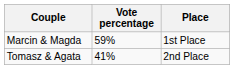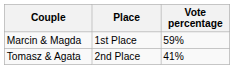columns swapped: (127, 18) <-> (195, 18)
